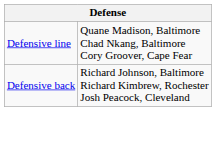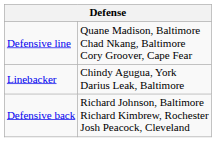+ row: (32, 79)
